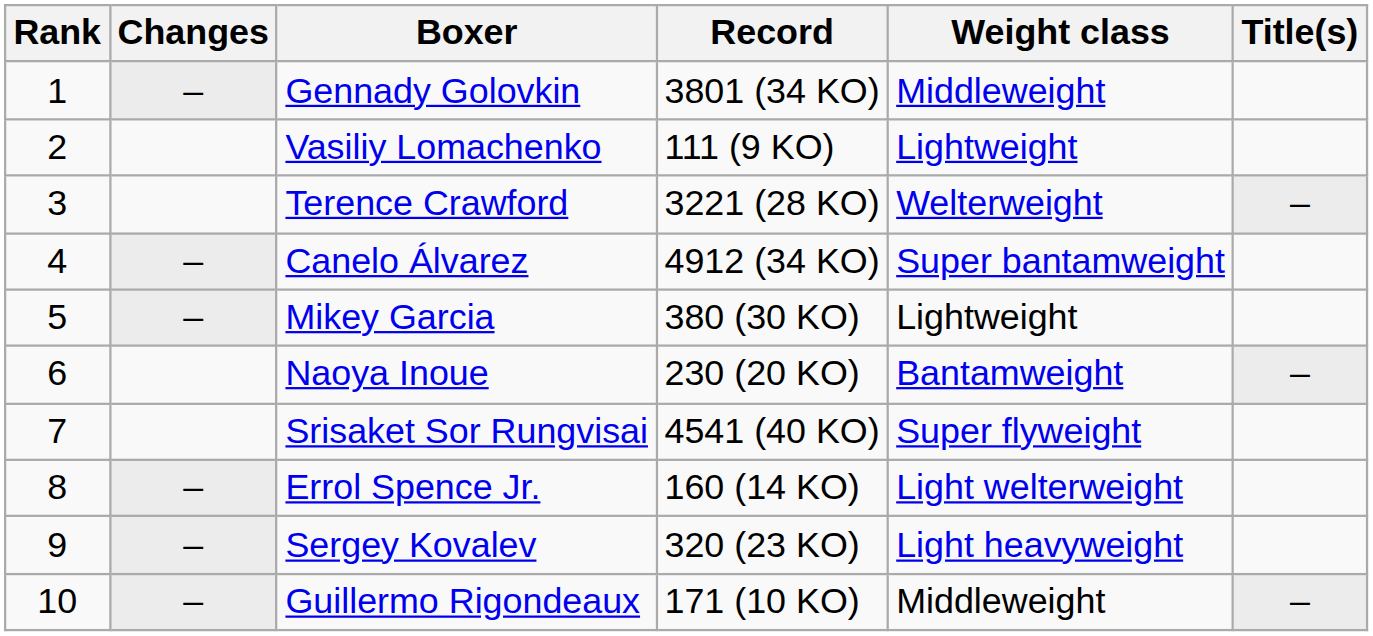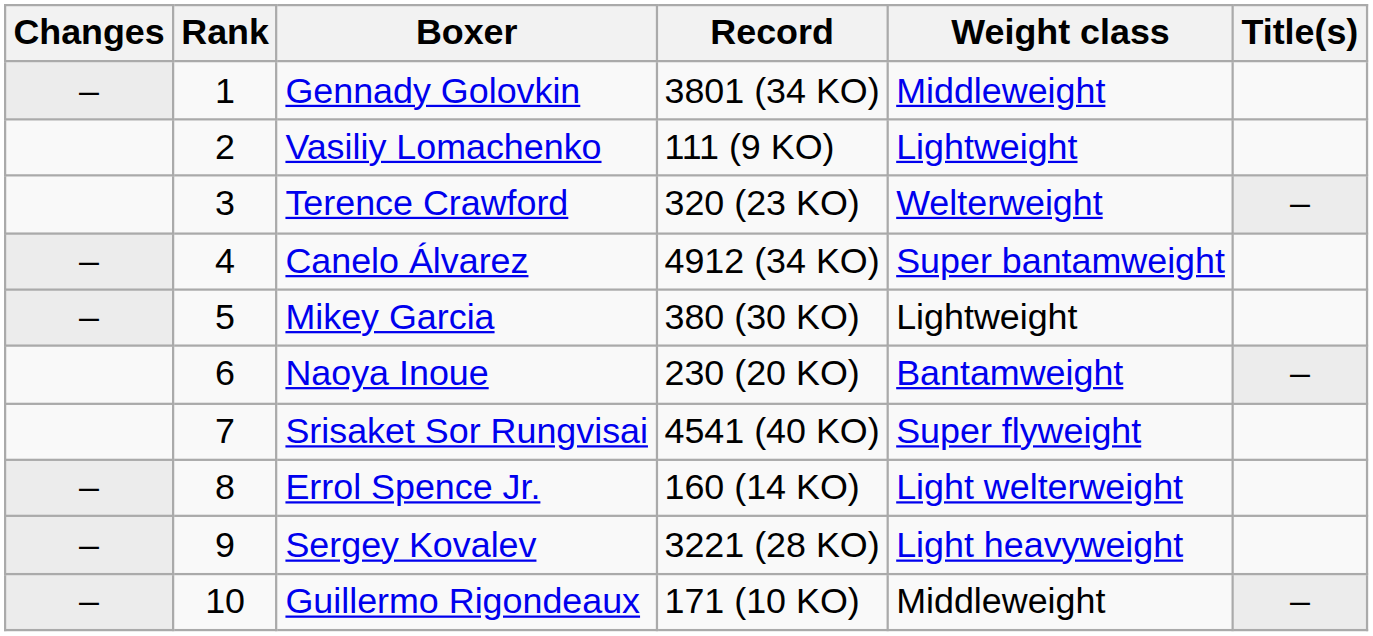columns swapped: (193, 32) <-> (57, 32)
(772, 203) 3221 (28 KO) -> (762, 203) 320 (23 KO)
(762, 544) 320 (23 KO) -> (772, 544) 3221 (28 KO)
